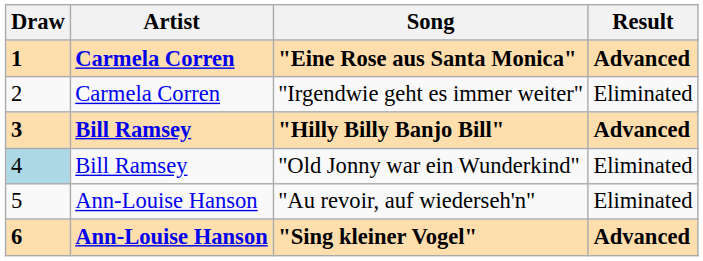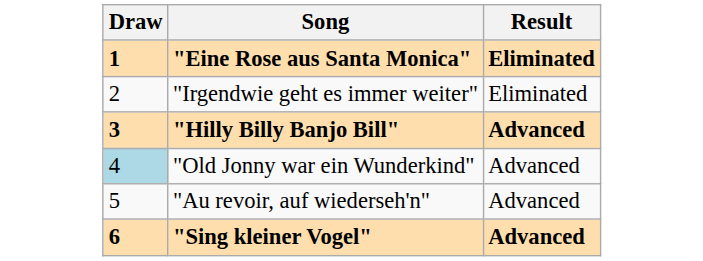- column: (171, 22)
(642, 58) Advanced -> (542, 58) Eliminated
(643, 165) Eliminated -> (534, 165) Advanced
(643, 201) Eliminated -> (534, 201) Advanced
